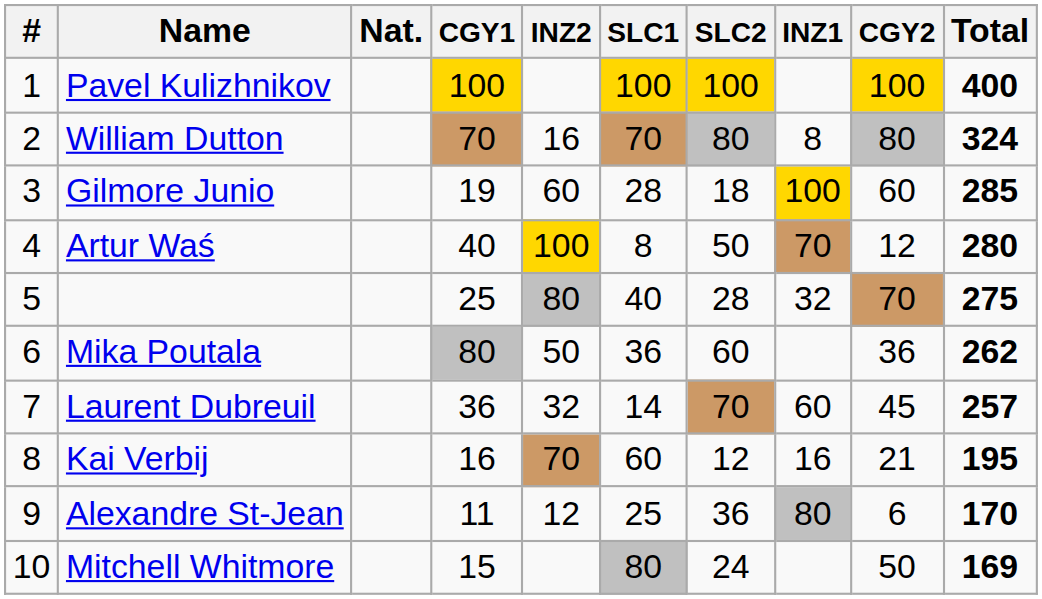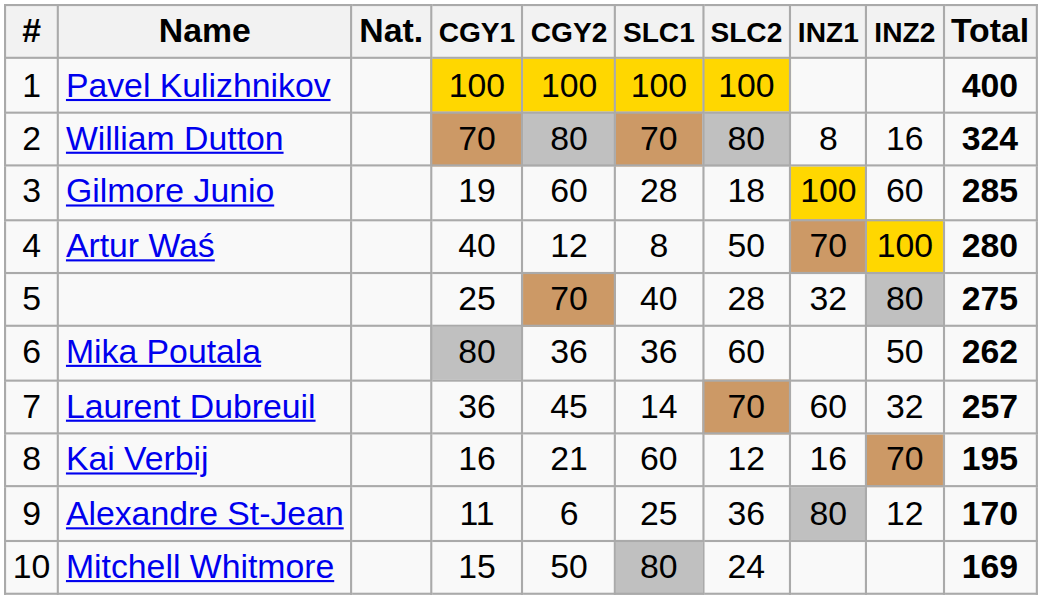columns swapped: (897, 33) <-> (561, 33)
